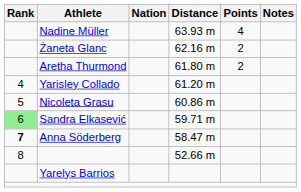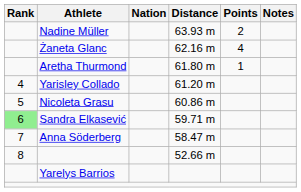(241, 31) 4 -> (241, 31) 2
(241, 48) 2 -> (241, 48) 4
(241, 66) 2 -> (241, 66) 1
(21, 137) bold -> (21, 137) normal
